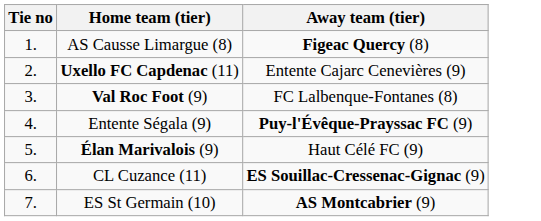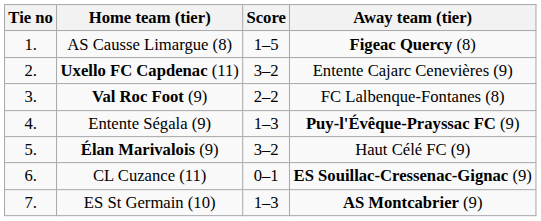+ column: (266, 17)
